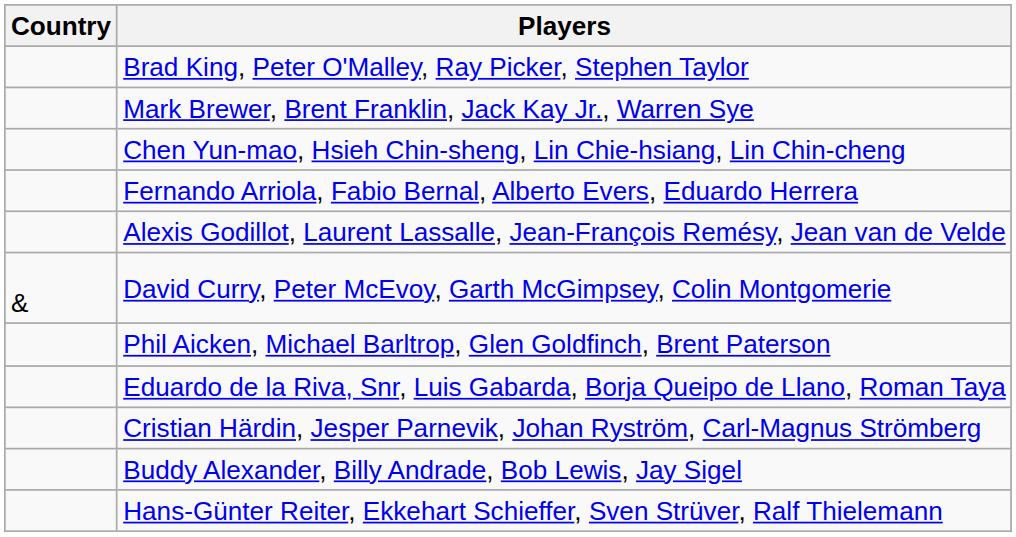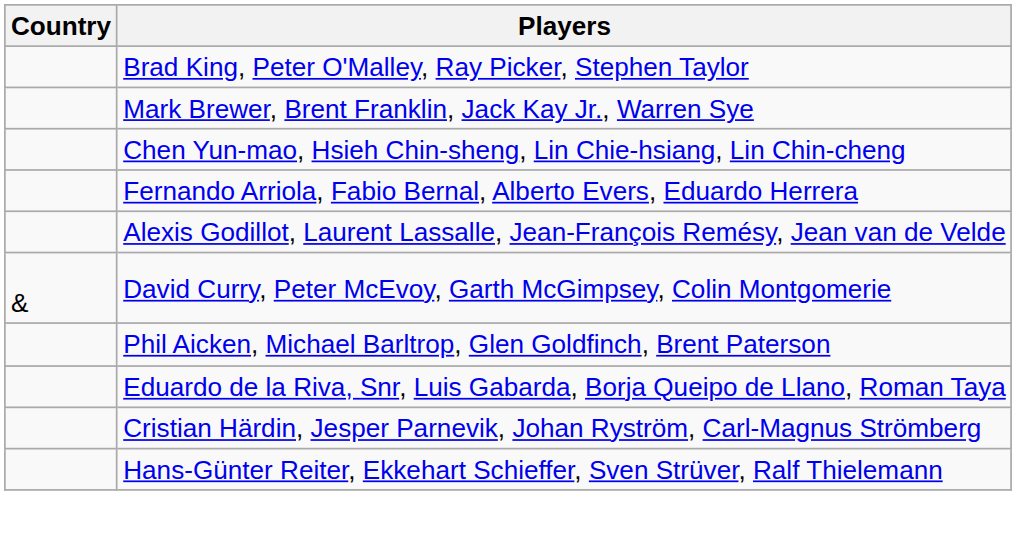- row: (433, 469)
